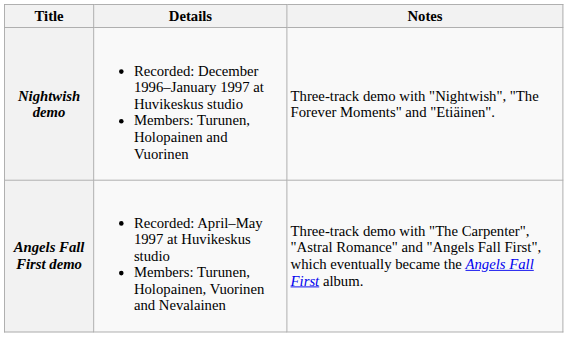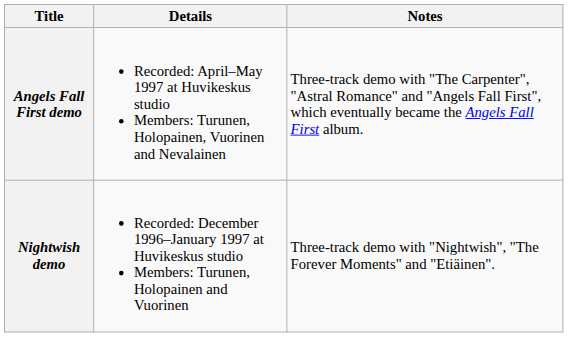rows swapped: (49, 103) <-> (49, 256)
